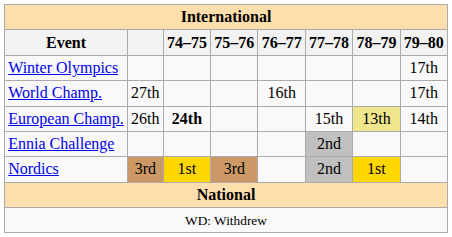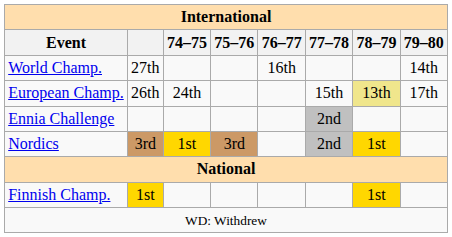- row: (63, 67)
(424, 93) 17th -> (424, 67) 14th
(187, 118) bold -> (187, 93) normal
(424, 118) 14th -> (424, 93) 17th
+ row: (59, 194)
